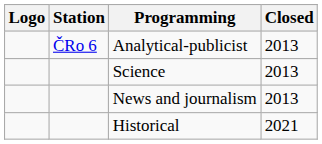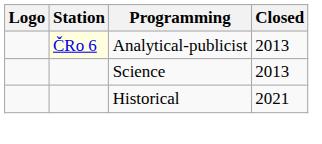(75, 44) no background -> (75, 44) lightyellow background
- row: (185, 98)
